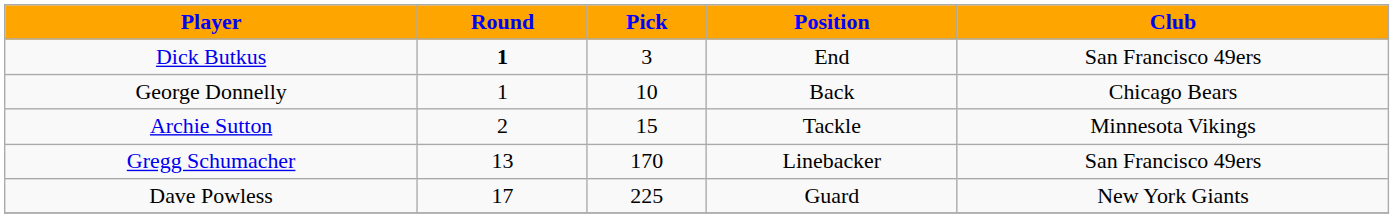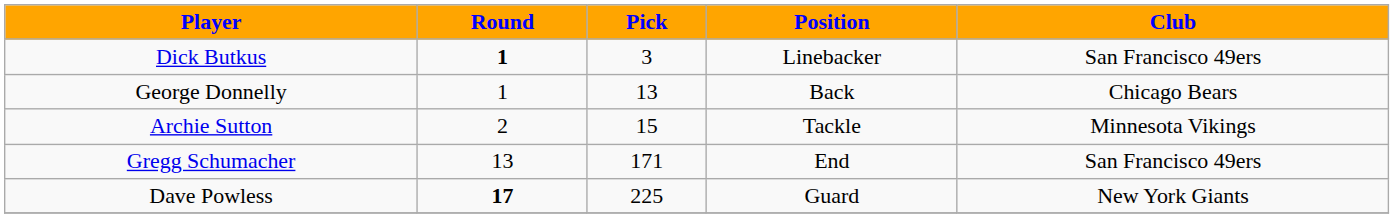(832, 56) End -> (832, 56) Linebacker
(647, 91) 10 -> (647, 91) 13
(647, 160) 170 -> (647, 160) 171
(832, 160) Linebacker -> (832, 160) End
(502, 195) normal -> (502, 195) bold
